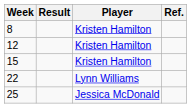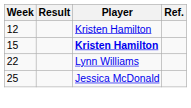- row: (10, 29)
(113, 62) normal -> (117, 45) bold
